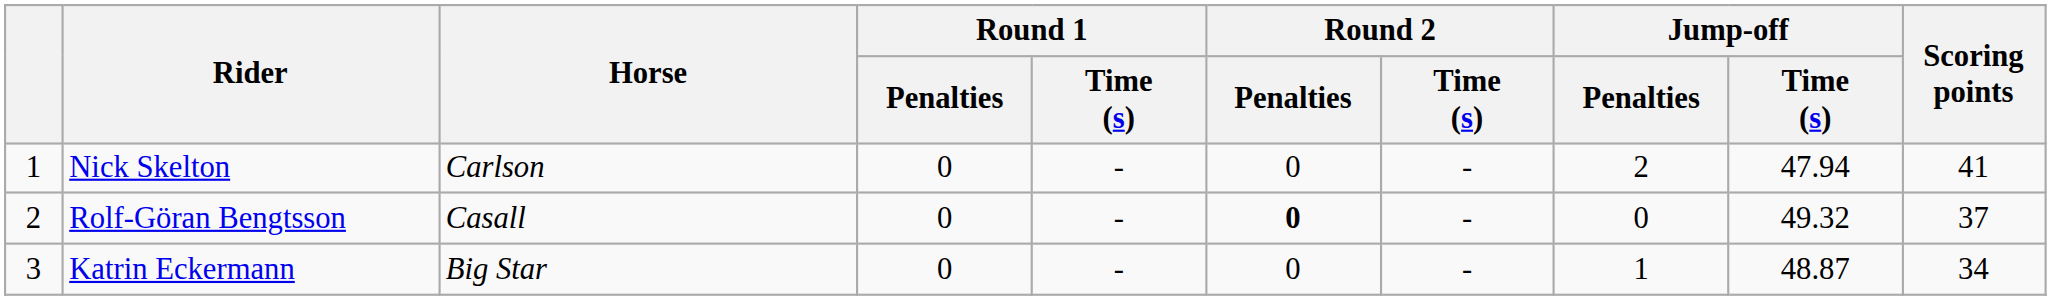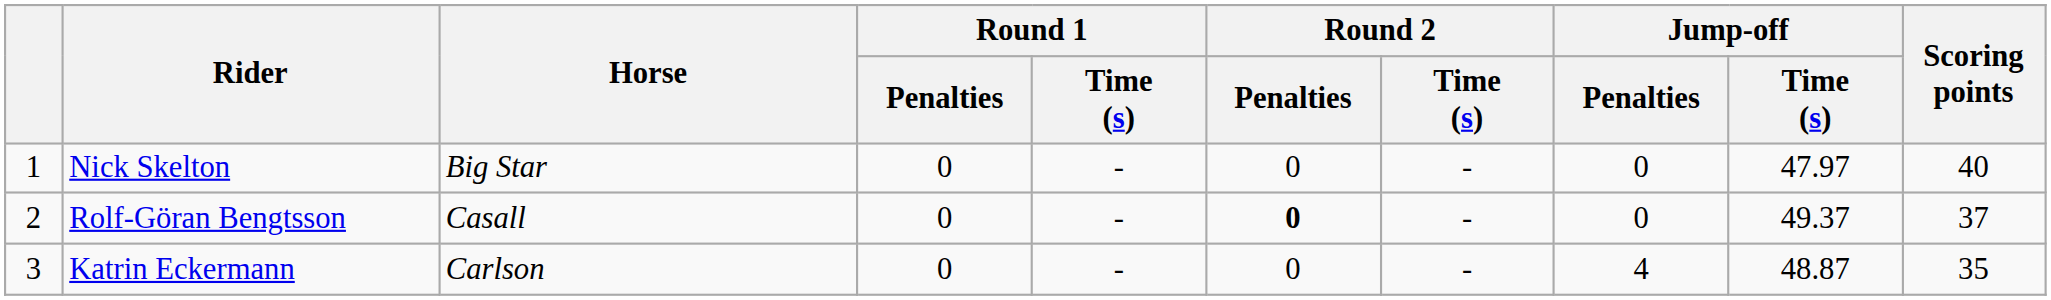(495, 167) Carlson -> (496, 167) Big Star
(1641, 167) 2 -> (1641, 167) 0
(1815, 167) 47.94 -> (1815, 167) 47.97
(1973, 167) 41 -> (1973, 167) 40
(1815, 218) 49.32 -> (1815, 218) 49.37
(496, 268) Big Star -> (495, 268) Carlson
(1641, 268) 1 -> (1641, 268) 4
(1973, 268) 34 -> (1973, 268) 35
